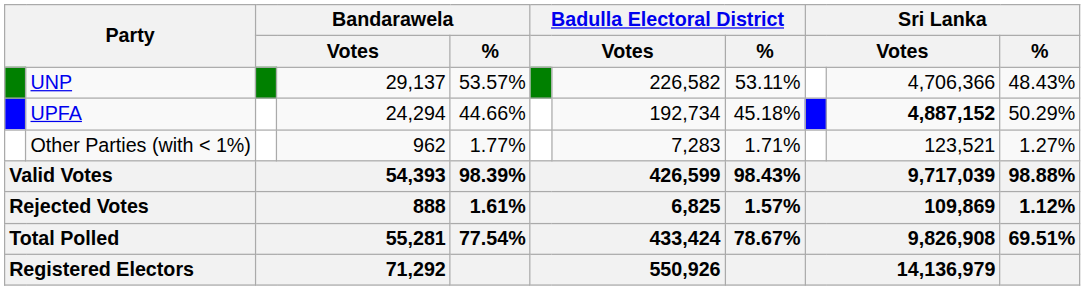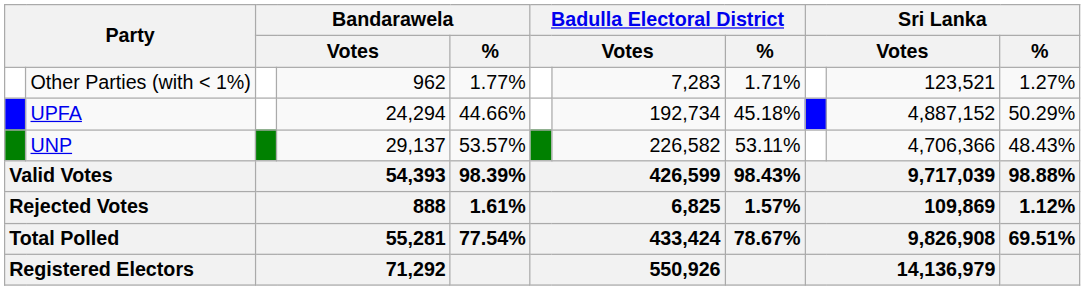rows swapped: (51, 82) <-> (141, 144)
(952, 113) bold -> (952, 113) normal
